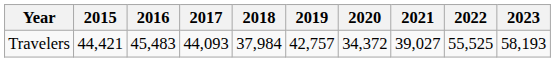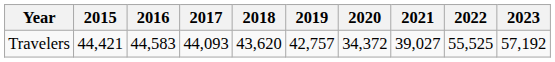(153, 43) 45,483 -> (153, 43) 44,583
(259, 43) 37,984 -> (259, 43) 43,620
(524, 43) 58,193 -> (524, 43) 57,192
